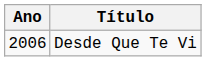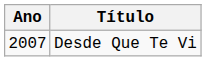(27, 43) 2006 -> (27, 43) 2007
